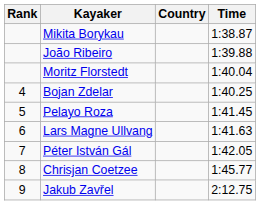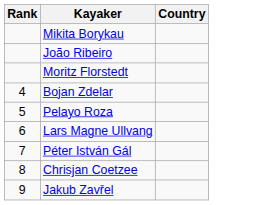- column: (232, 14)
